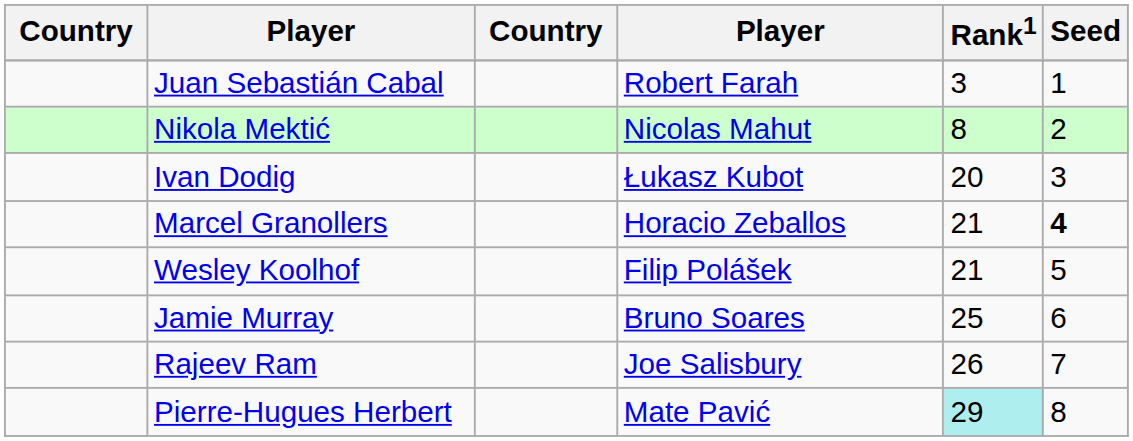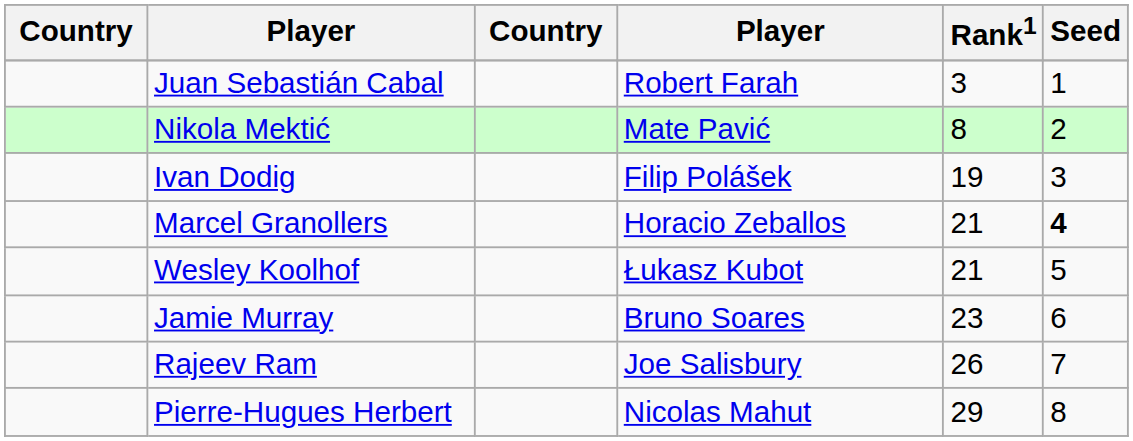(718, 129) Nicolas Mahut -> (697, 129) Mate Pavić
(713, 176) Łukasz Kubot -> (708, 176) Filip Polášek
(967, 176) 20 -> (967, 176) 19
(708, 270) Filip Polášek -> (713, 270) Łukasz Kubot
(967, 317) 25 -> (967, 317) 23
(697, 411) Mate Pavić -> (718, 411) Nicolas Mahut
(967, 411) paleturquoise background -> (967, 411) no background
